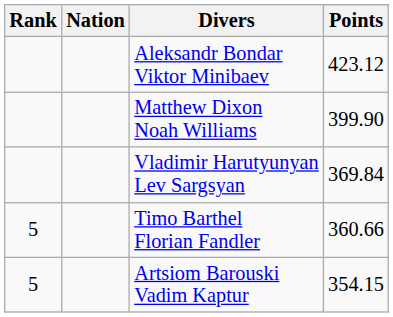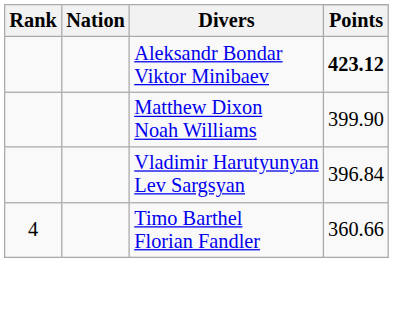(356, 64) normal -> (356, 64) bold
(356, 174) 369.84 -> (356, 174) 396.84
(33, 229) 5 -> (33, 229) 4
- row: (207, 284)
